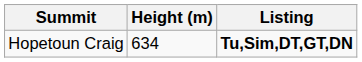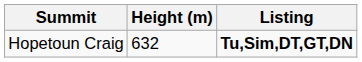(145, 43) 634 -> (145, 43) 632
